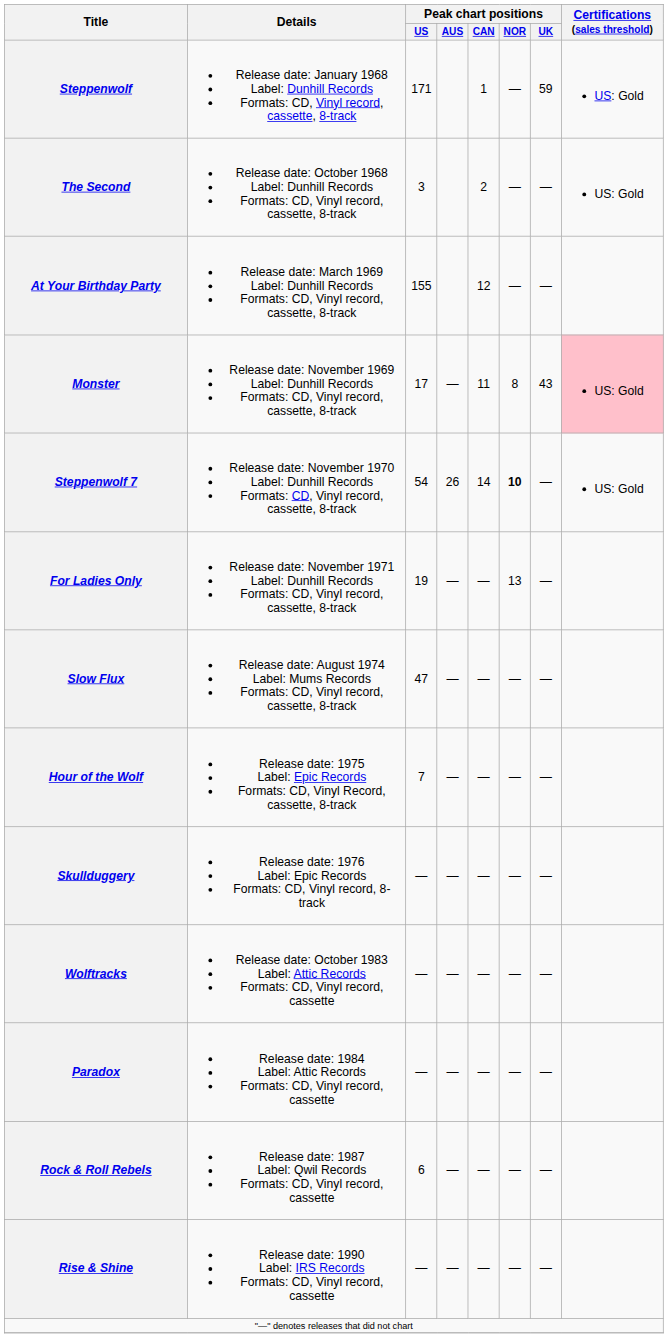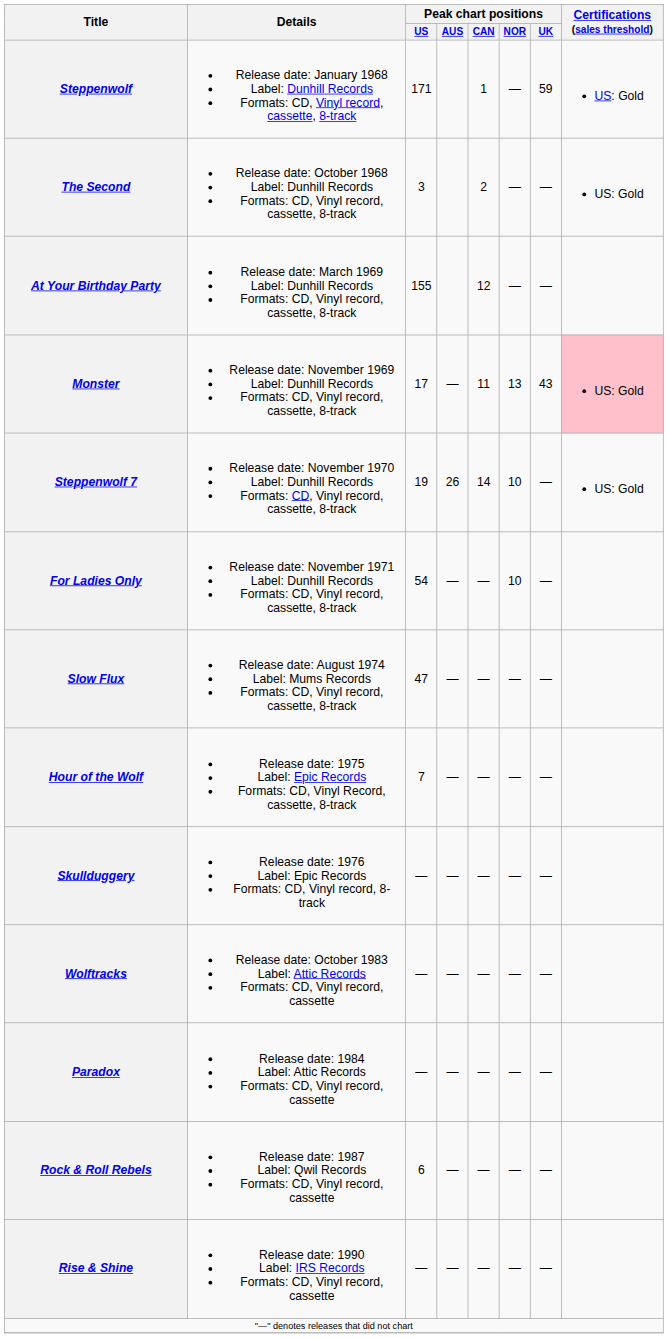(515, 384) 8 -> (515, 384) 13
(421, 482) 54 -> (421, 482) 19
(515, 482) bold -> (515, 482) normal
(421, 580) 19 -> (421, 580) 54
(515, 580) 13 -> (515, 580) 10
